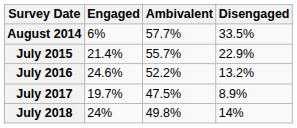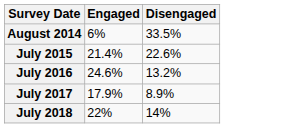- column: (179, 14)
(236, 53) 22.9% -> (163, 53) 22.6%
(105, 93) 19.7% -> (105, 93) 17.9%
(100, 113) 24% -> (100, 113) 22%
